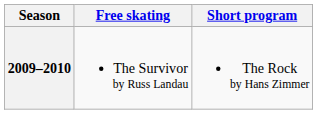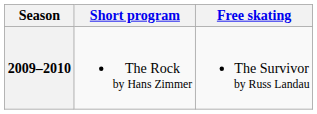columns swapped: (252, 15) <-> (133, 15)
